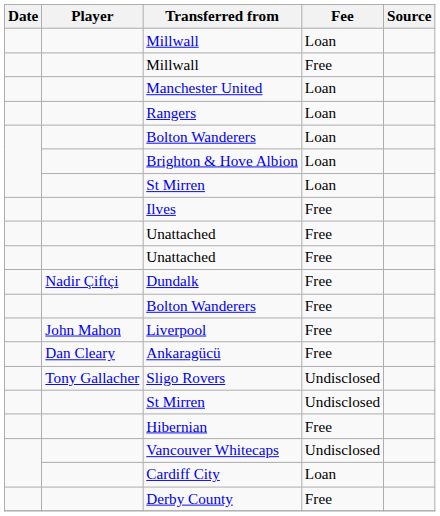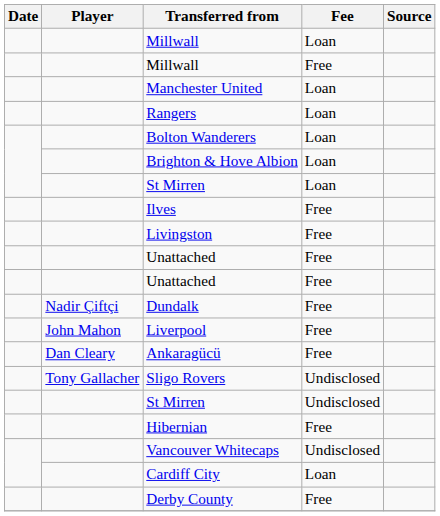+ row: (179, 233)
- row: (201, 305)
